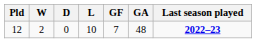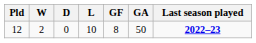(116, 29) 7 -> (116, 29) 8
(141, 29) 48 -> (141, 29) 50
